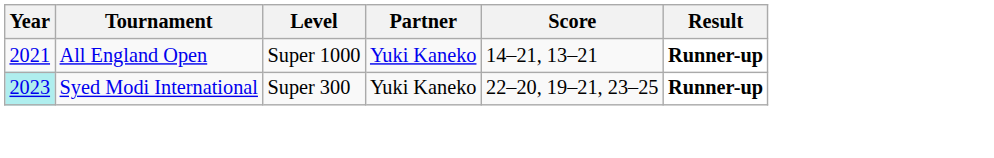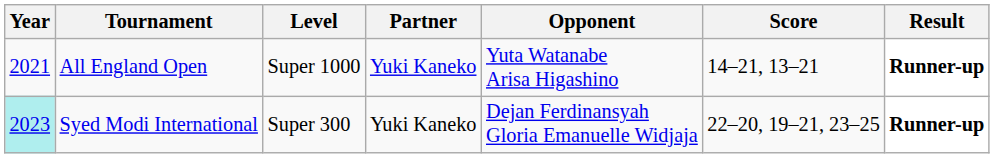+ column: (592, 21)
